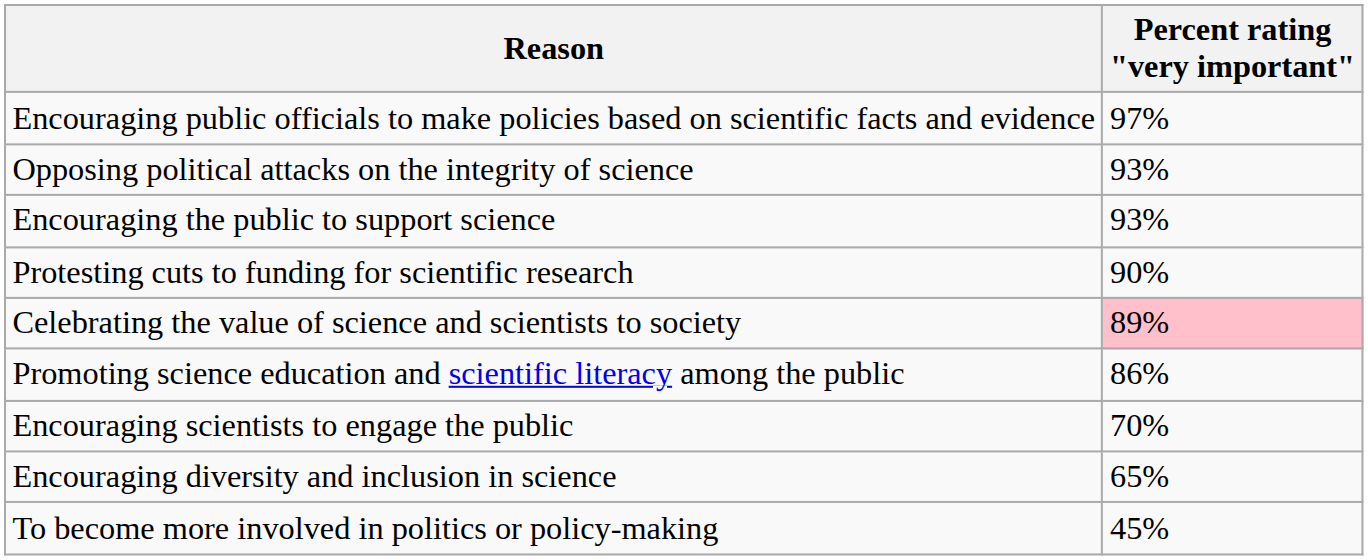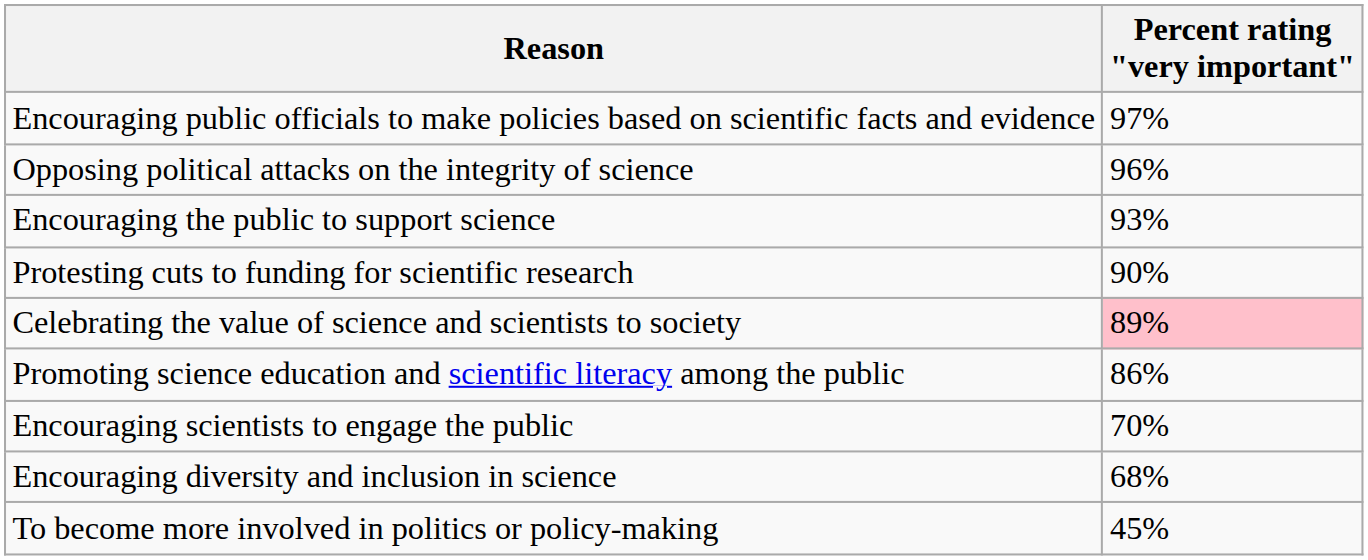(1140, 169) 93% -> (1140, 169) 96%
(1140, 476) 65% -> (1140, 476) 68%
